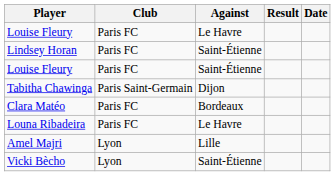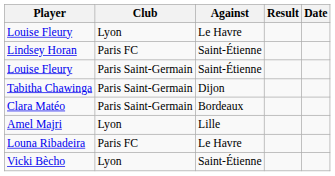(118, 32) Paris FC -> (110, 32) Lyon
(118, 69) Paris FC -> (145, 69) Paris Saint-Germain
(118, 106) Paris FC -> (145, 106) Paris Saint-Germain
rows swapped: (46, 124) <-> (34, 143)
